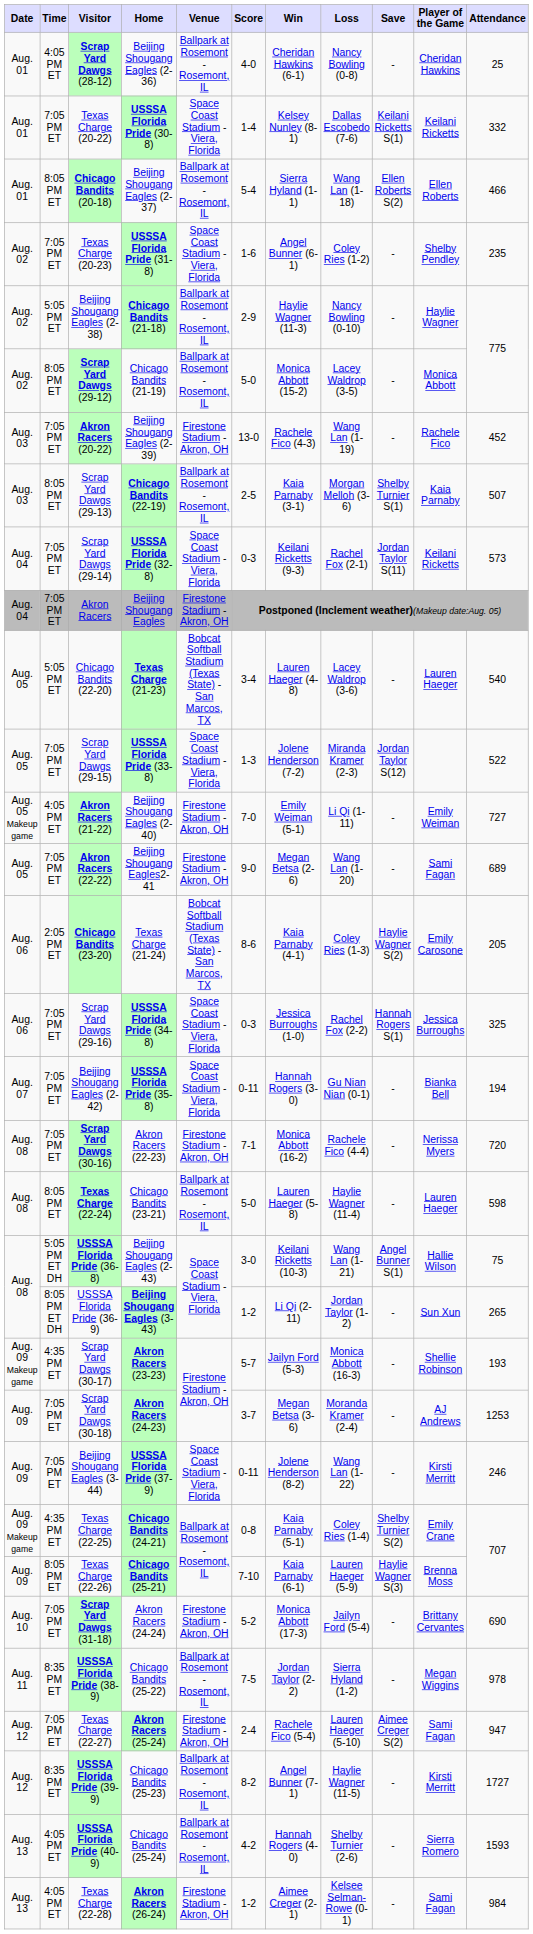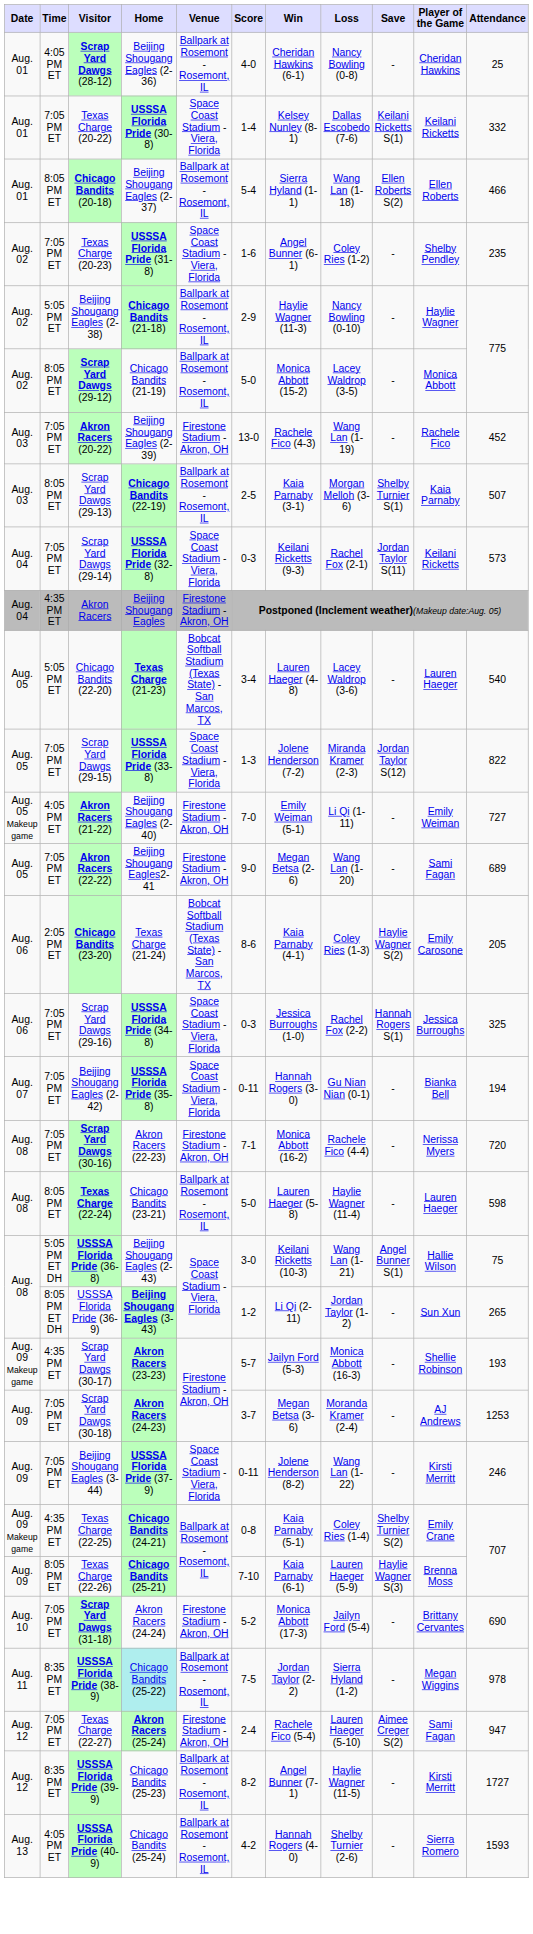(54, 610) 7:05 PM ET -> (54, 610) 4:35 PM ET
(497, 760) 522 -> (497, 760) 822
(149, 1679) no background -> (149, 1679) paleturquoise background
- row: (95, 1903)
